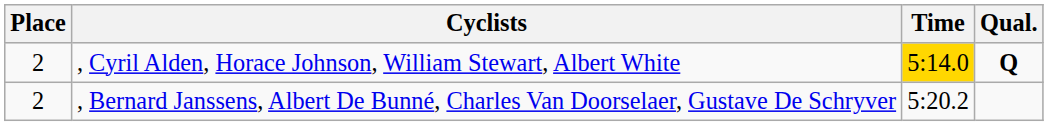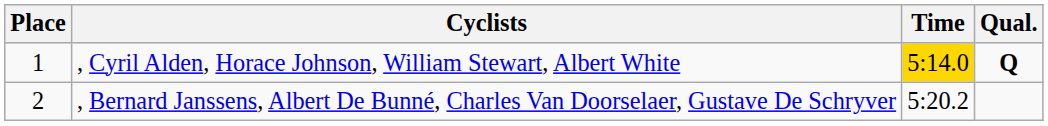(38, 62) 2 -> (38, 62) 1
